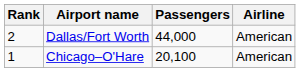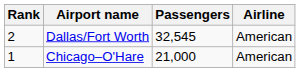(176, 36) 44,000 -> (176, 36) 32,545
(176, 57) 20,100 -> (176, 57) 21,000
